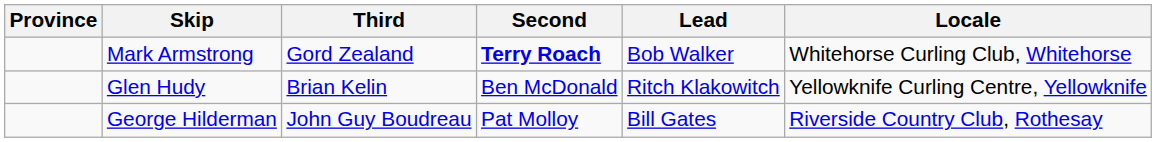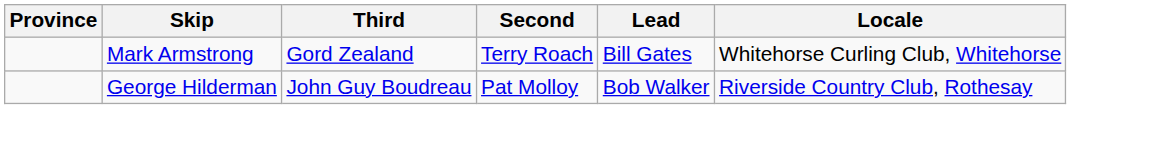(541, 53) bold -> (537, 53) normal
(680, 53) Bob Walker -> (647, 53) Bill Gates
- row: (156, 86)
(672, 119) Bill Gates -> (656, 86) Bob Walker
